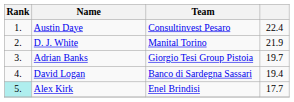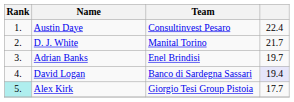(275, 43) 21.9 -> (275, 43) 21.7
(201, 58) Giorgio Tesi Group Pistoia -> (174, 58) Enel Brindisi
(275, 74) no background -> (275, 74) lavender background
(174, 89) Enel Brindisi -> (201, 89) Giorgio Tesi Group Pistoia
